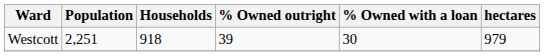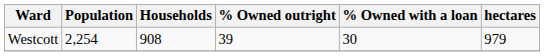(81, 39) 2,251 -> (81, 39) 2,254
(151, 39) 918 -> (151, 39) 908
